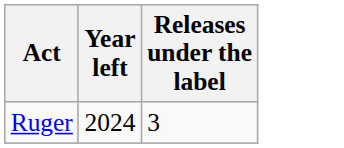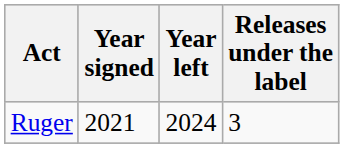+ column: (119, 53)
